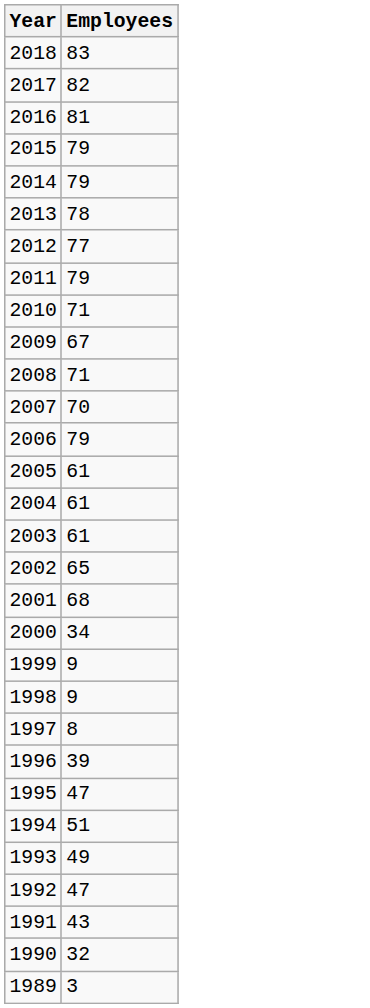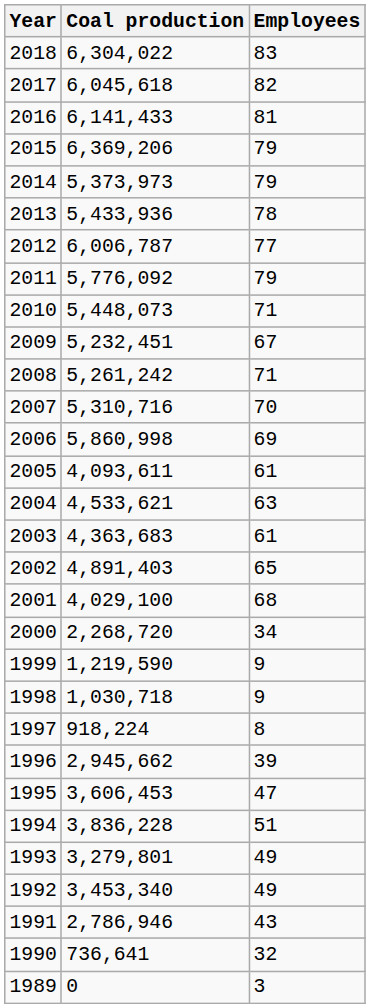+ column: (155, 21)
(78, 440) 79 -> (265, 440) 69
(78, 504) 61 -> (265, 504) 63
(78, 890) 47 -> (265, 890) 49
